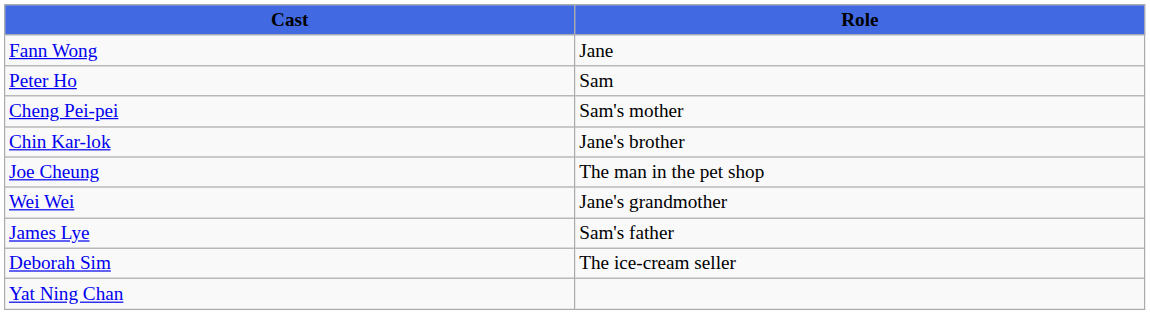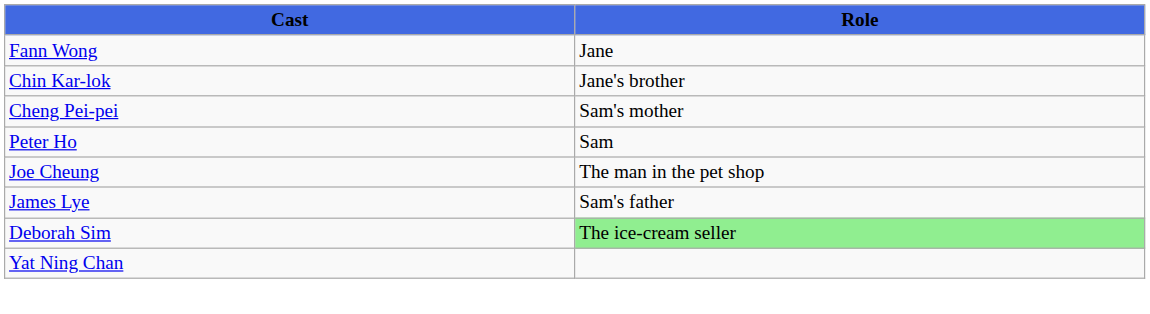rows swapped: (43, 80) <-> (60, 141)
- row: (42, 202)
(658, 263) no background -> (658, 232) lightgreen background
